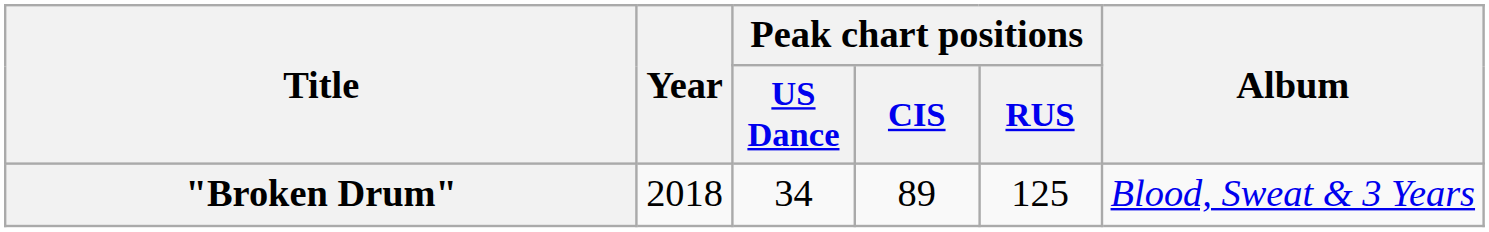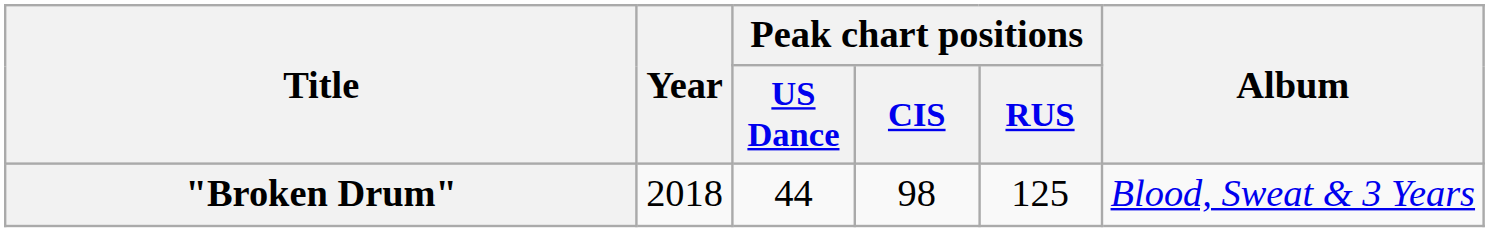(793, 193) 34 -> (793, 193) 44
(917, 193) 89 -> (917, 193) 98
